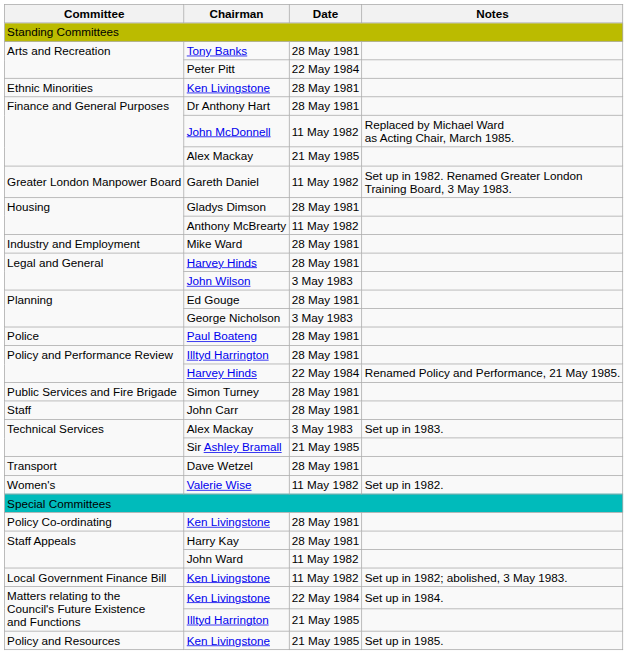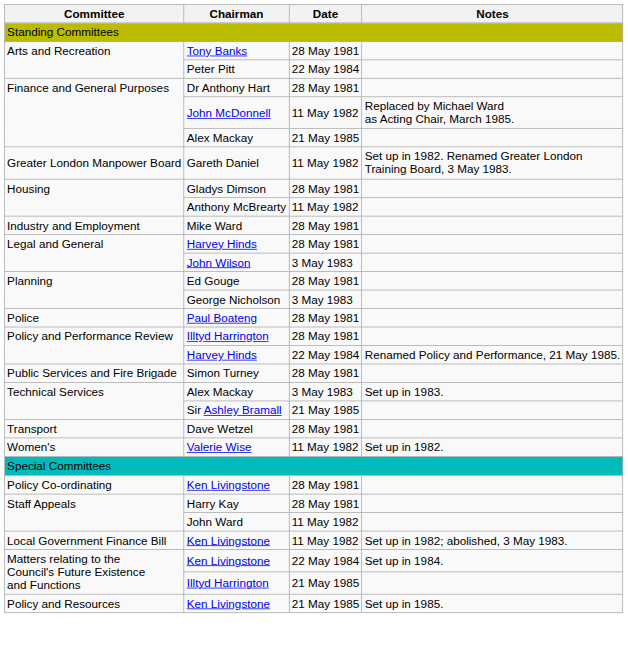- row: (50, 88)
- row: (19, 411)
